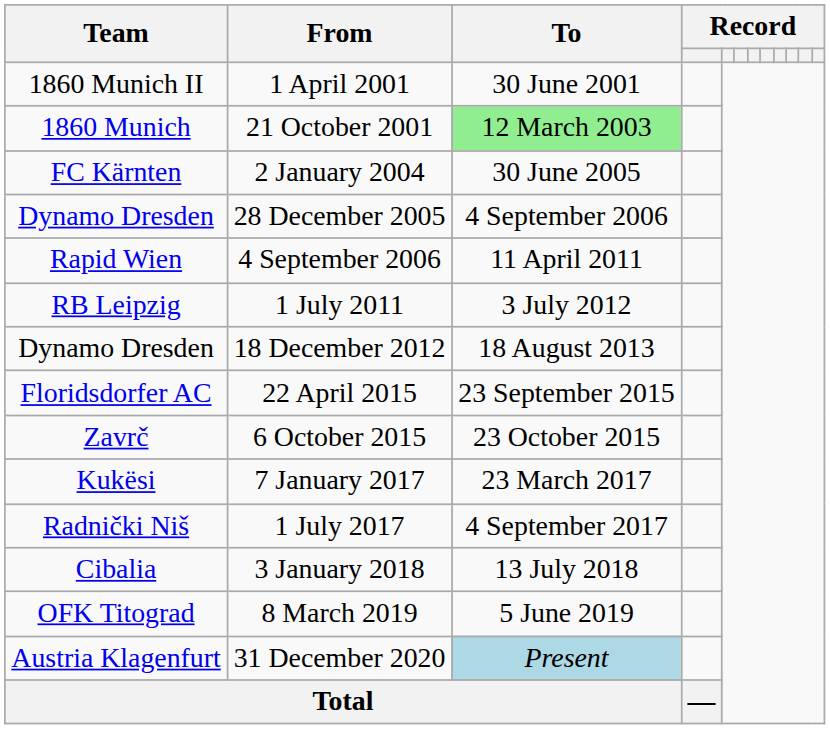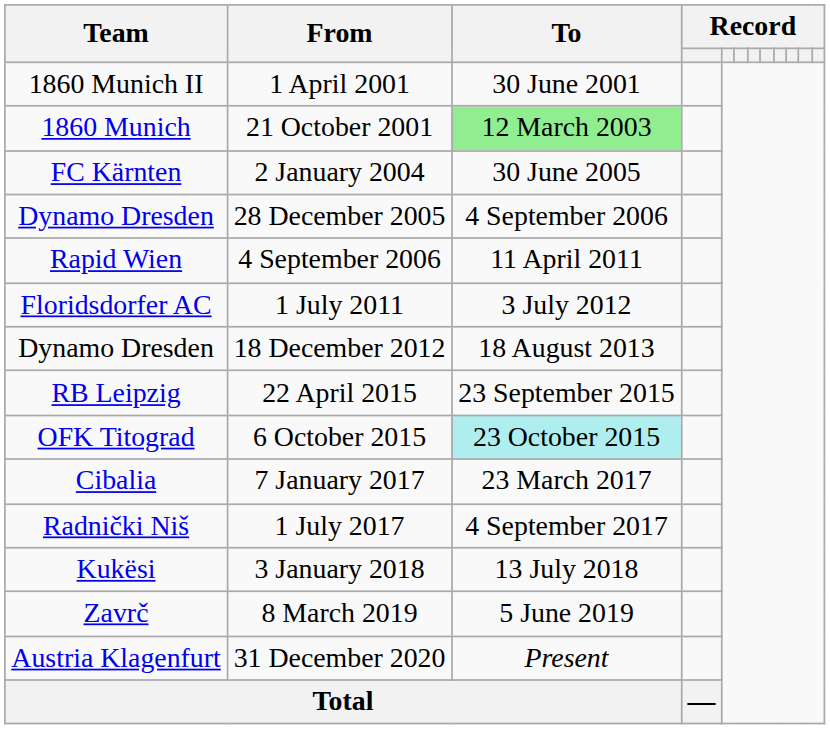(116, 304) RB Leipzig -> (116, 304) Floridsdorfer AC
(116, 392) Floridsdorfer AC -> (116, 392) RB Leipzig
(116, 436) Zavrč -> (116, 436) OFK Titograd
(567, 436) no background -> (567, 436) paleturquoise background
(116, 480) Kukësi -> (116, 480) Cibalia
(116, 569) Cibalia -> (116, 569) Kukësi
(116, 613) OFK Titograd -> (116, 613) Zavrč
(567, 657) lightblue background -> (567, 657) no background
